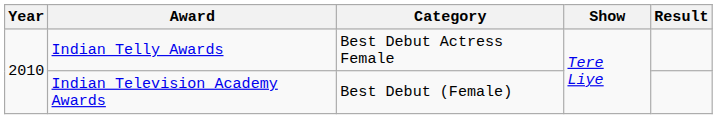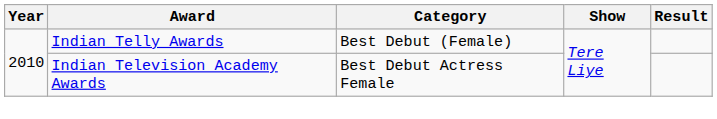(422, 50) Best Debut Actress Female -> (426, 41) Best Debut (Female)
(426, 92) Best Debut (Female) -> (422, 75) Best Debut Actress Female
